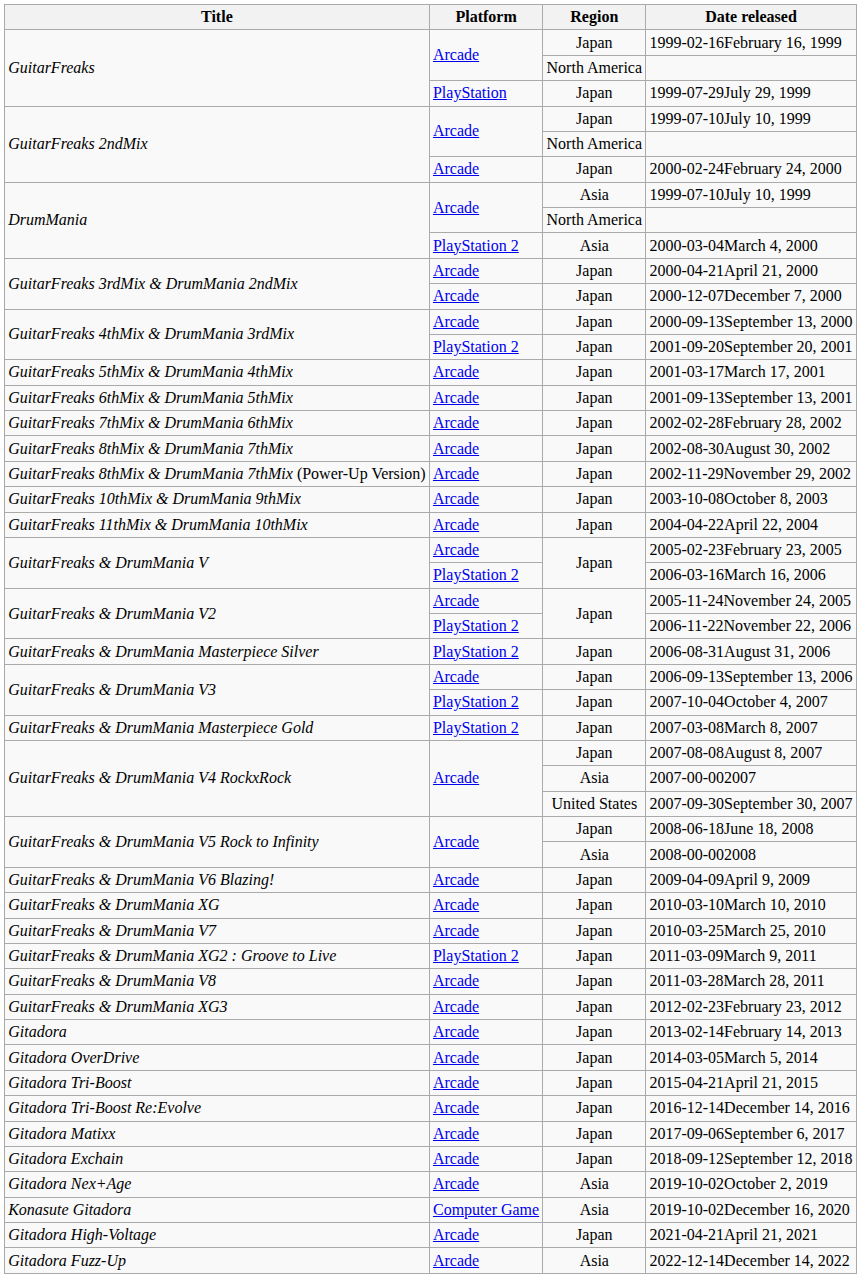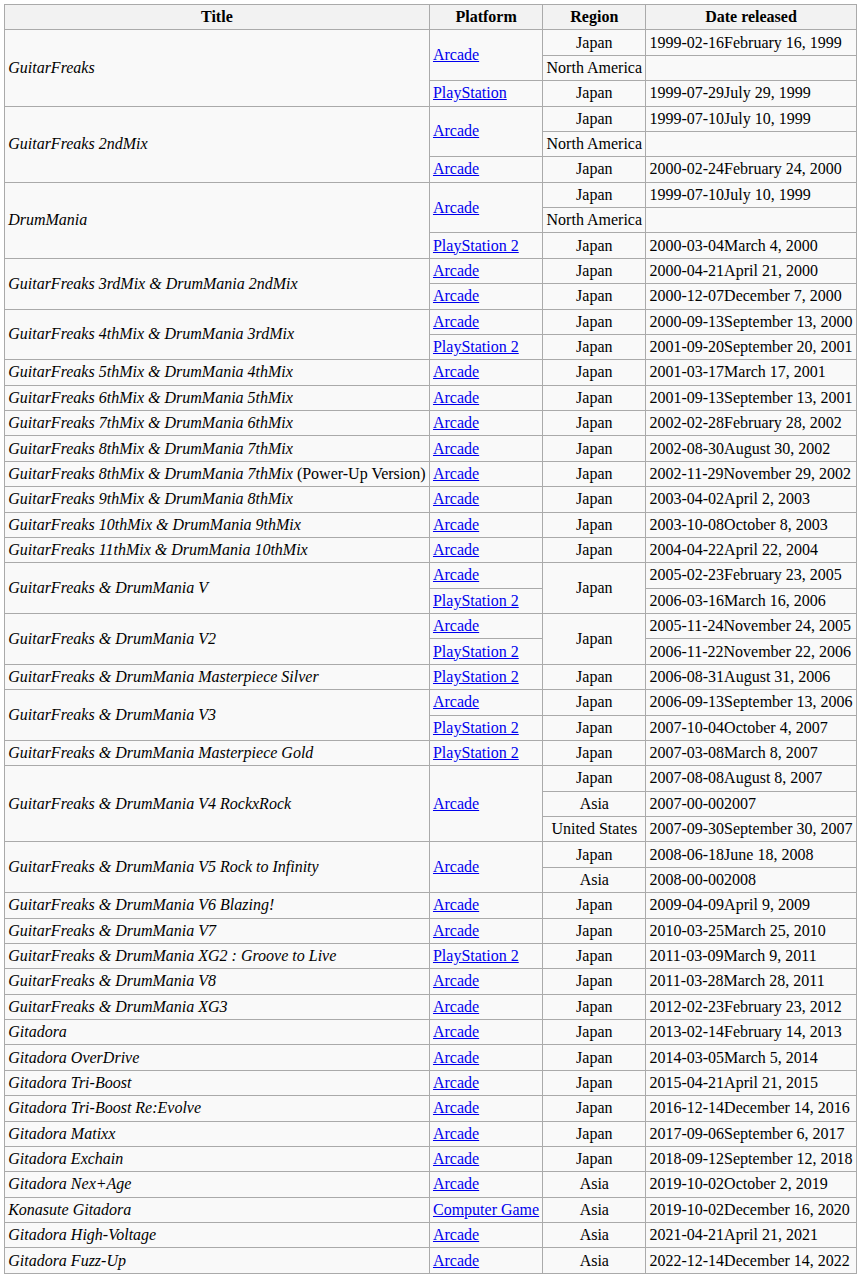(594, 194) Asia -> (594, 194) Japan
(594, 245) Asia -> (594, 245) Japan
+ row: (151, 499)
- row: (114, 905)
(594, 1235) Japan -> (594, 1235) Asia
